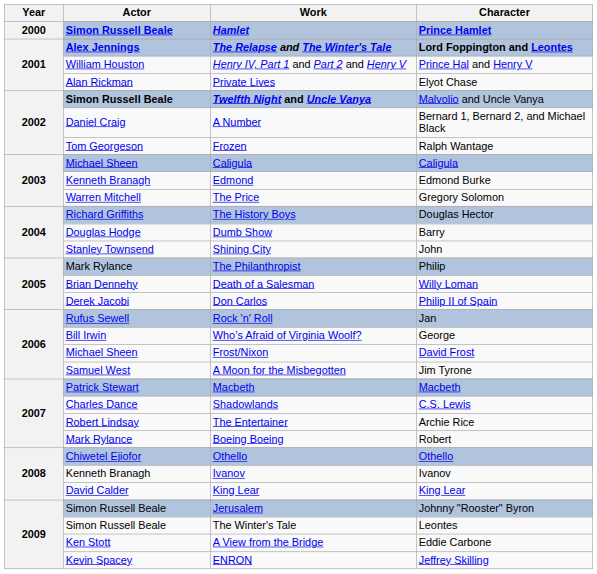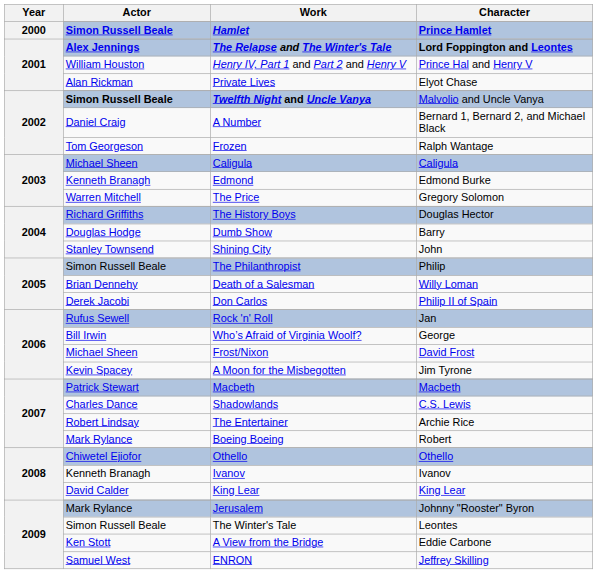(99, 266) Mark Rylance -> (116, 266) Simon Russell Beale
(98, 370) Samuel West -> (99, 370) Kevin Spacey
(116, 508) Simon Russell Beale -> (99, 508) Mark Rylance
(99, 560) Kevin Spacey -> (98, 560) Samuel West
